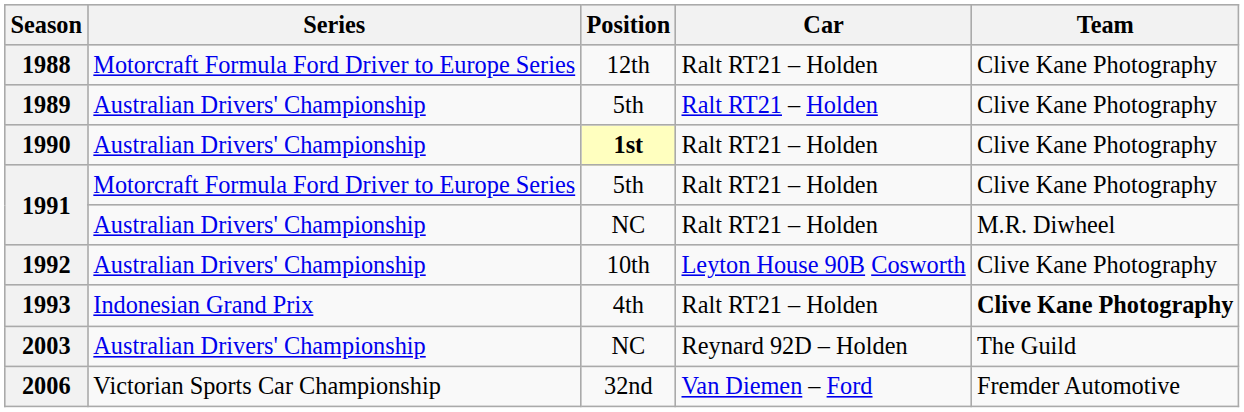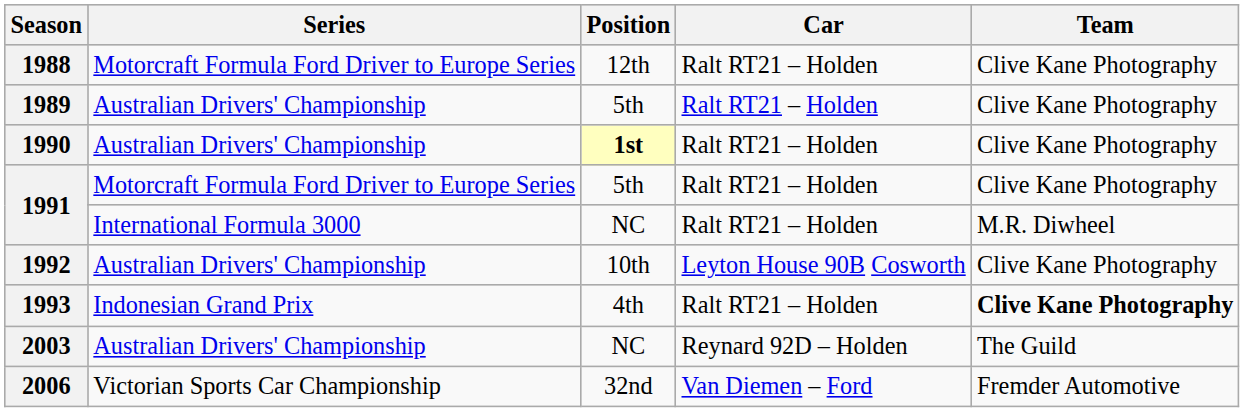(260, 225) Australian Drivers' Championship -> (227, 225) International Formula 3000
